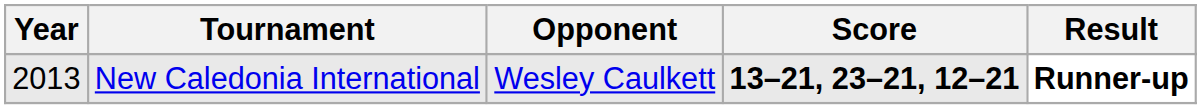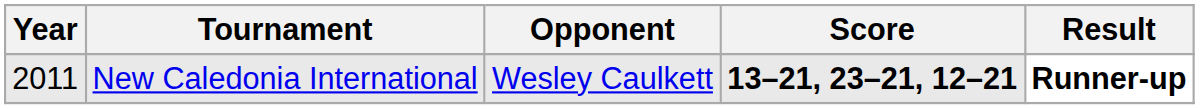(46, 78) 2013 -> (45, 78) 2011
